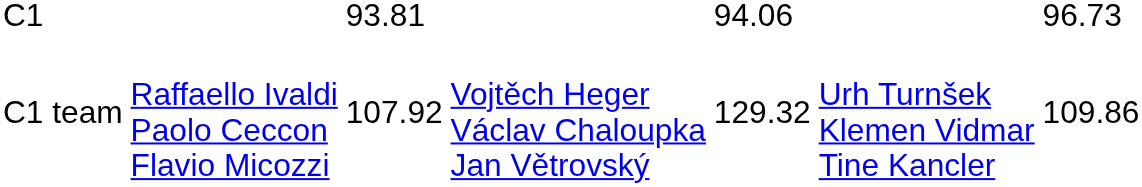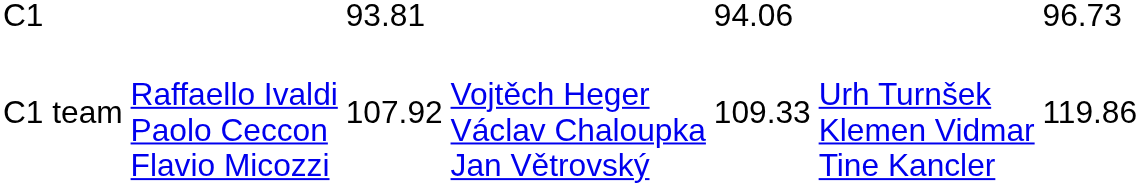(762, 112) 129.32 -> (762, 112) 109.33
(1091, 112) 109.86 -> (1090, 112) 119.86
